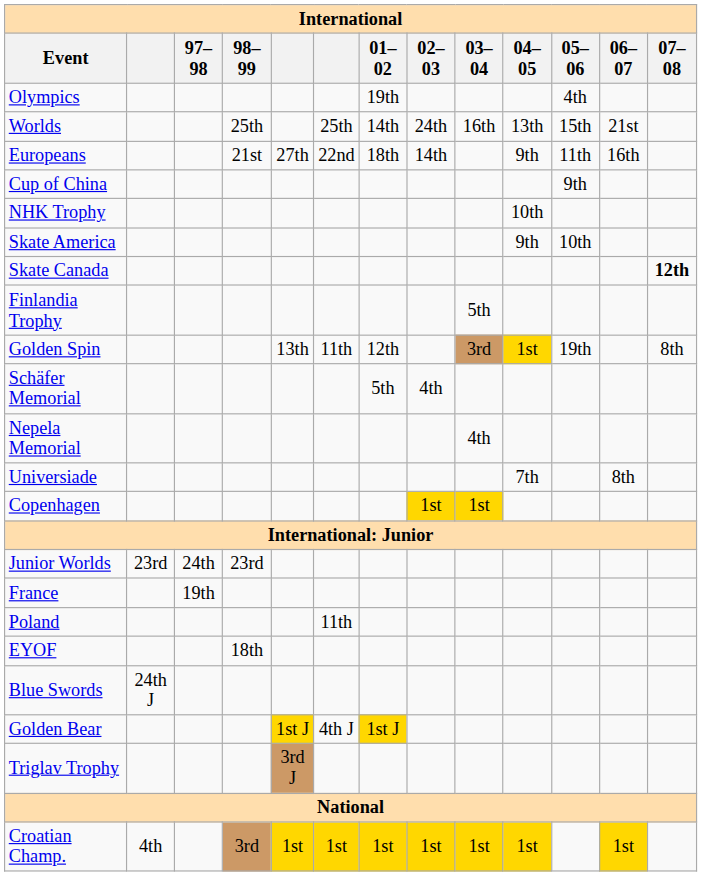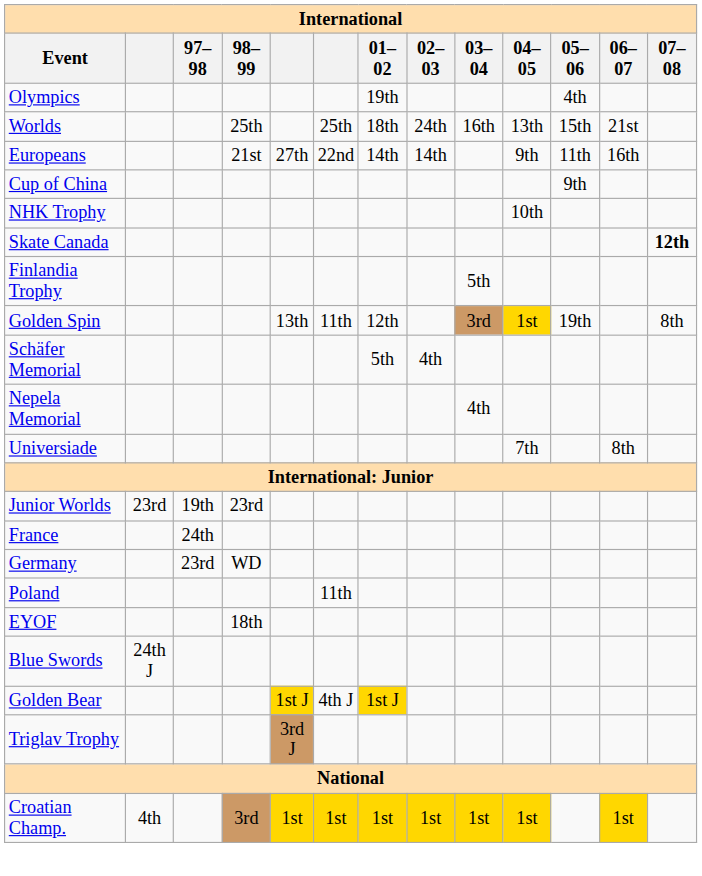(383, 126) 14th -> (382, 126) 18th
(383, 155) 18th -> (382, 155) 14th
- row: (62, 241)
- row: (54, 506)
(199, 563) 24th -> (198, 506) 19th
(199, 592) 19th -> (198, 534) 24th
+ row: (43, 563)
